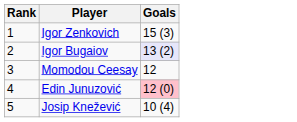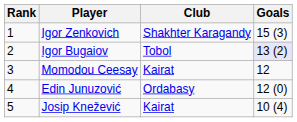+ column: (197, 13)
(159, 88) pink background -> (272, 88) no background
